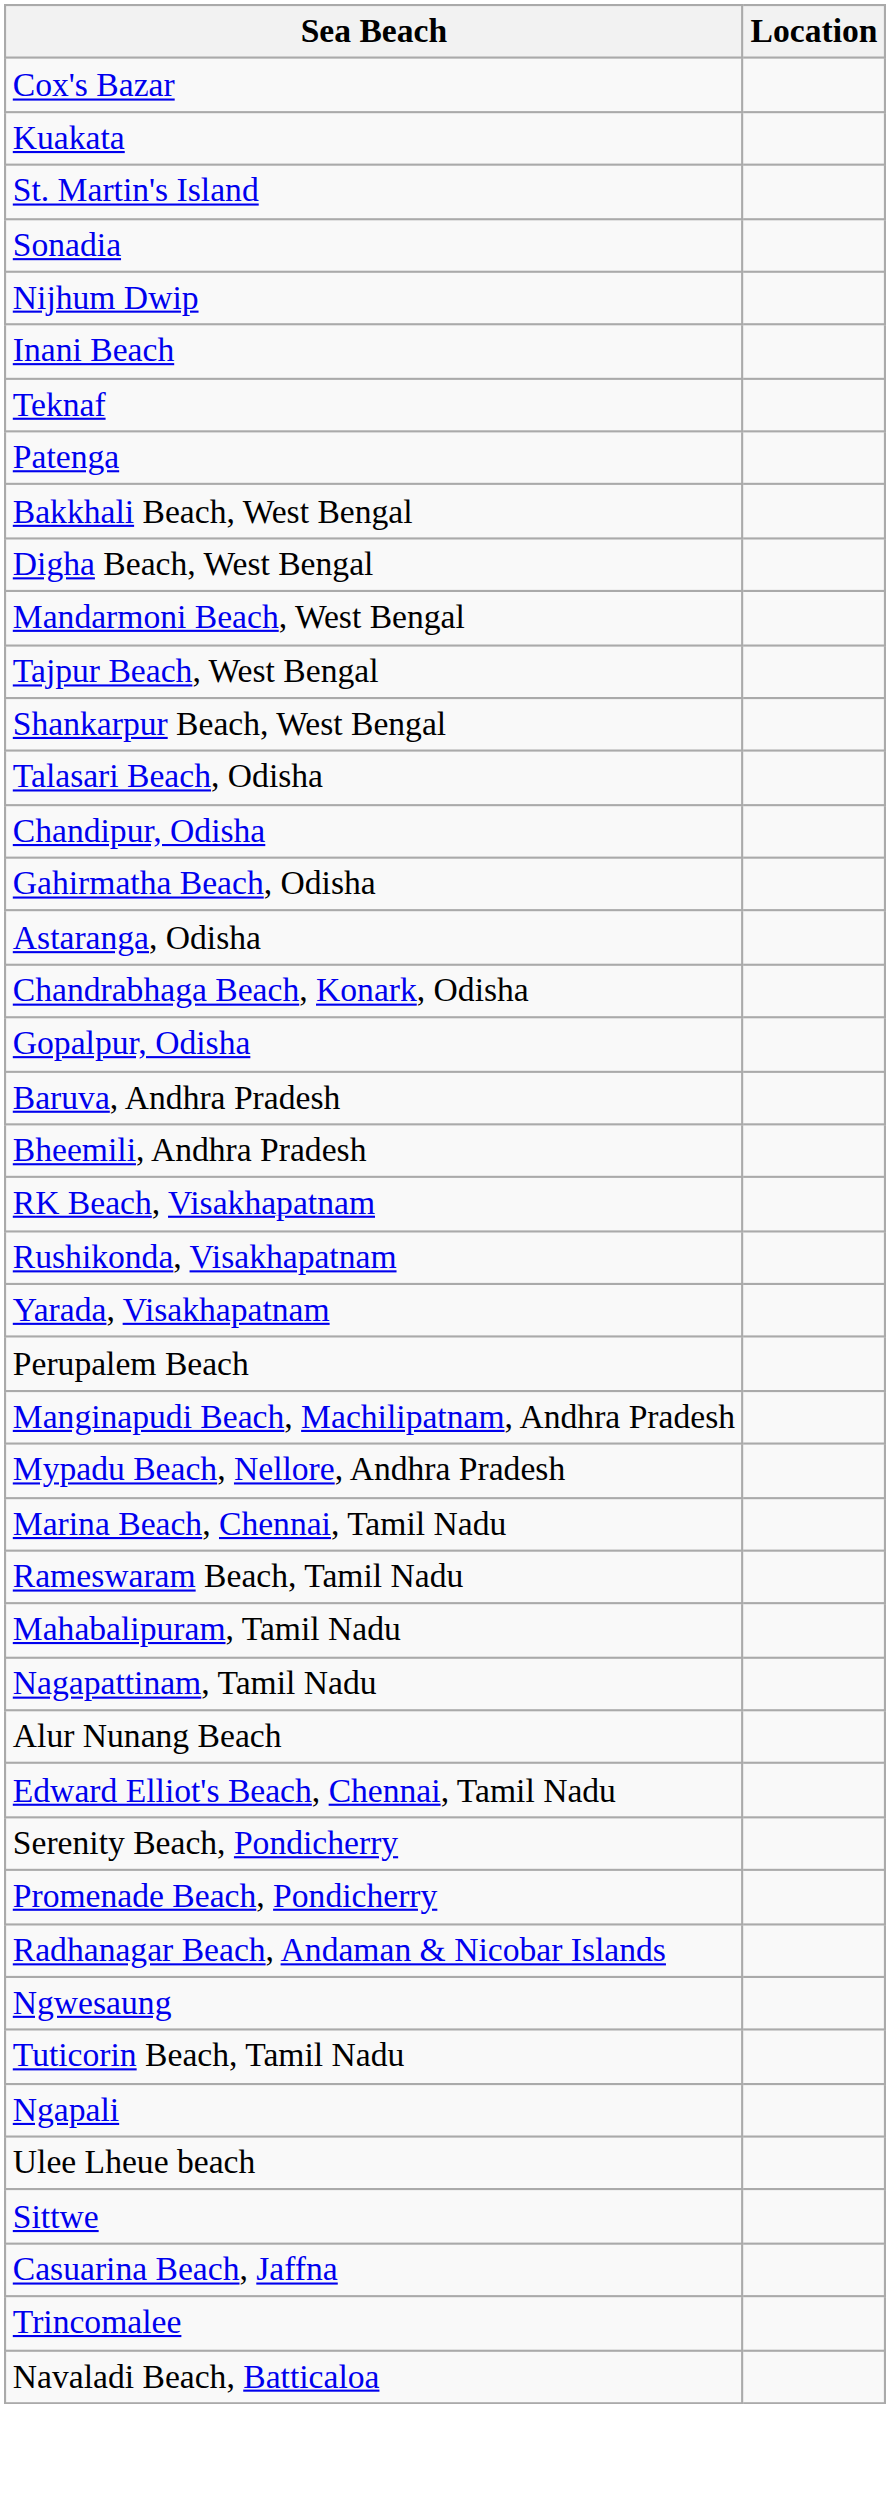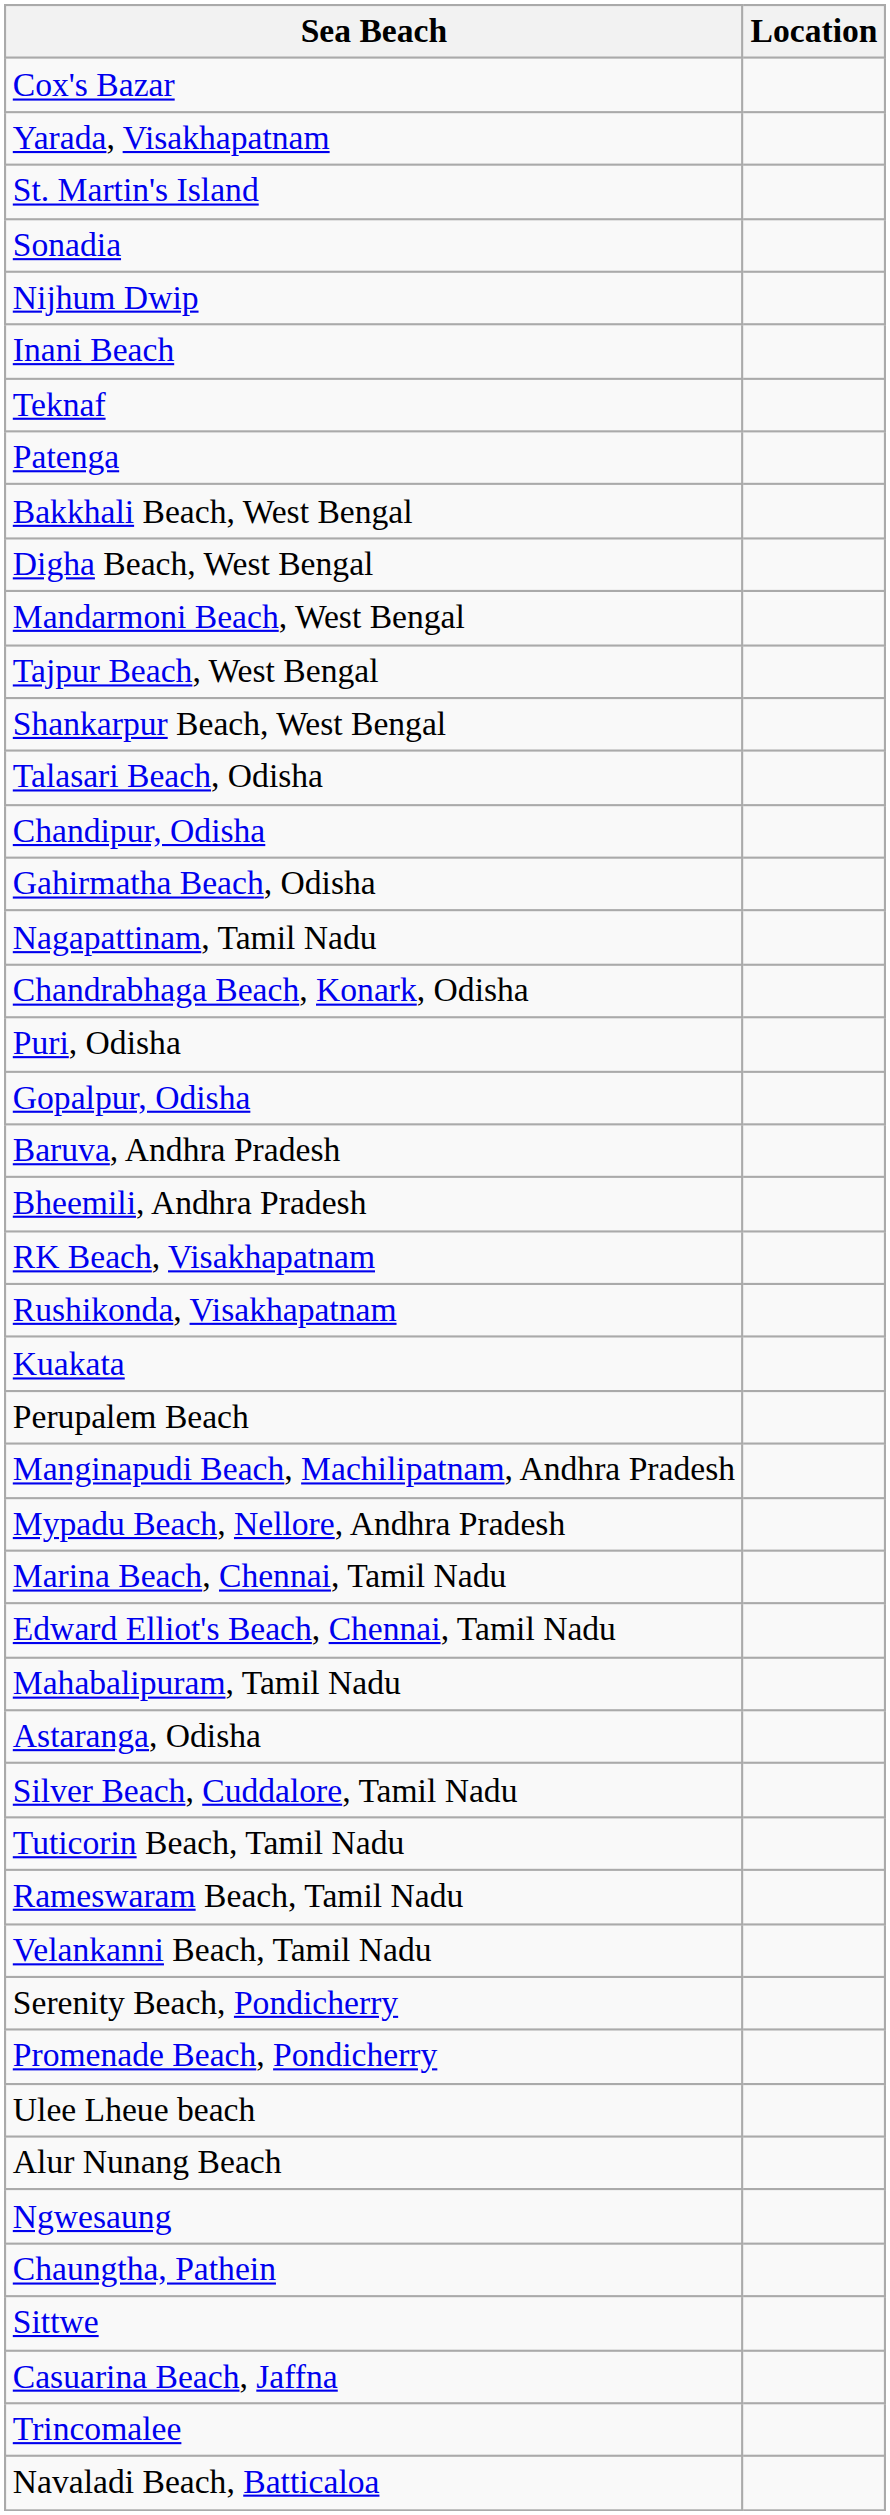rows swapped: (69, 137) <-> (171, 1310)
rows swapped: (137, 937) <-> (195, 1683)
+ row: (97, 1043)
rows swapped: (314, 1789) <-> (238, 1576)
+ row: (265, 1789)
rows swapped: (209, 2056) <-> (147, 1736)
+ row: (222, 1949)
- row: (339, 1949)
rows swapped: (134, 2162) <-> (92, 2002)
- row: (66, 2109)
+ row: (144, 2269)
